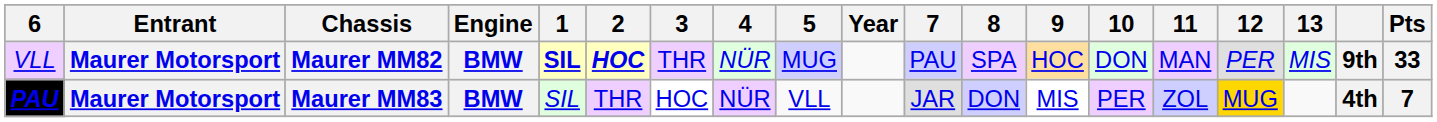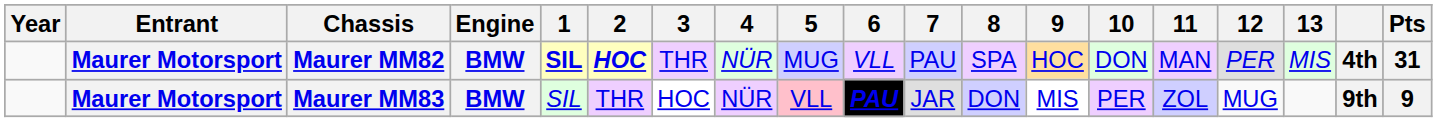columns swapped: (873, 23) <-> (35, 23)
(1360, 60) 9th -> (1360, 60) 4th
(1407, 60) 33 -> (1407, 60) 31
(809, 98) no background -> (811, 98) pink background
(1250, 98) gold background -> (1250, 98) no background
(1360, 98) 4th -> (1360, 98) 9th
(1407, 98) 7 -> (1407, 98) 9
